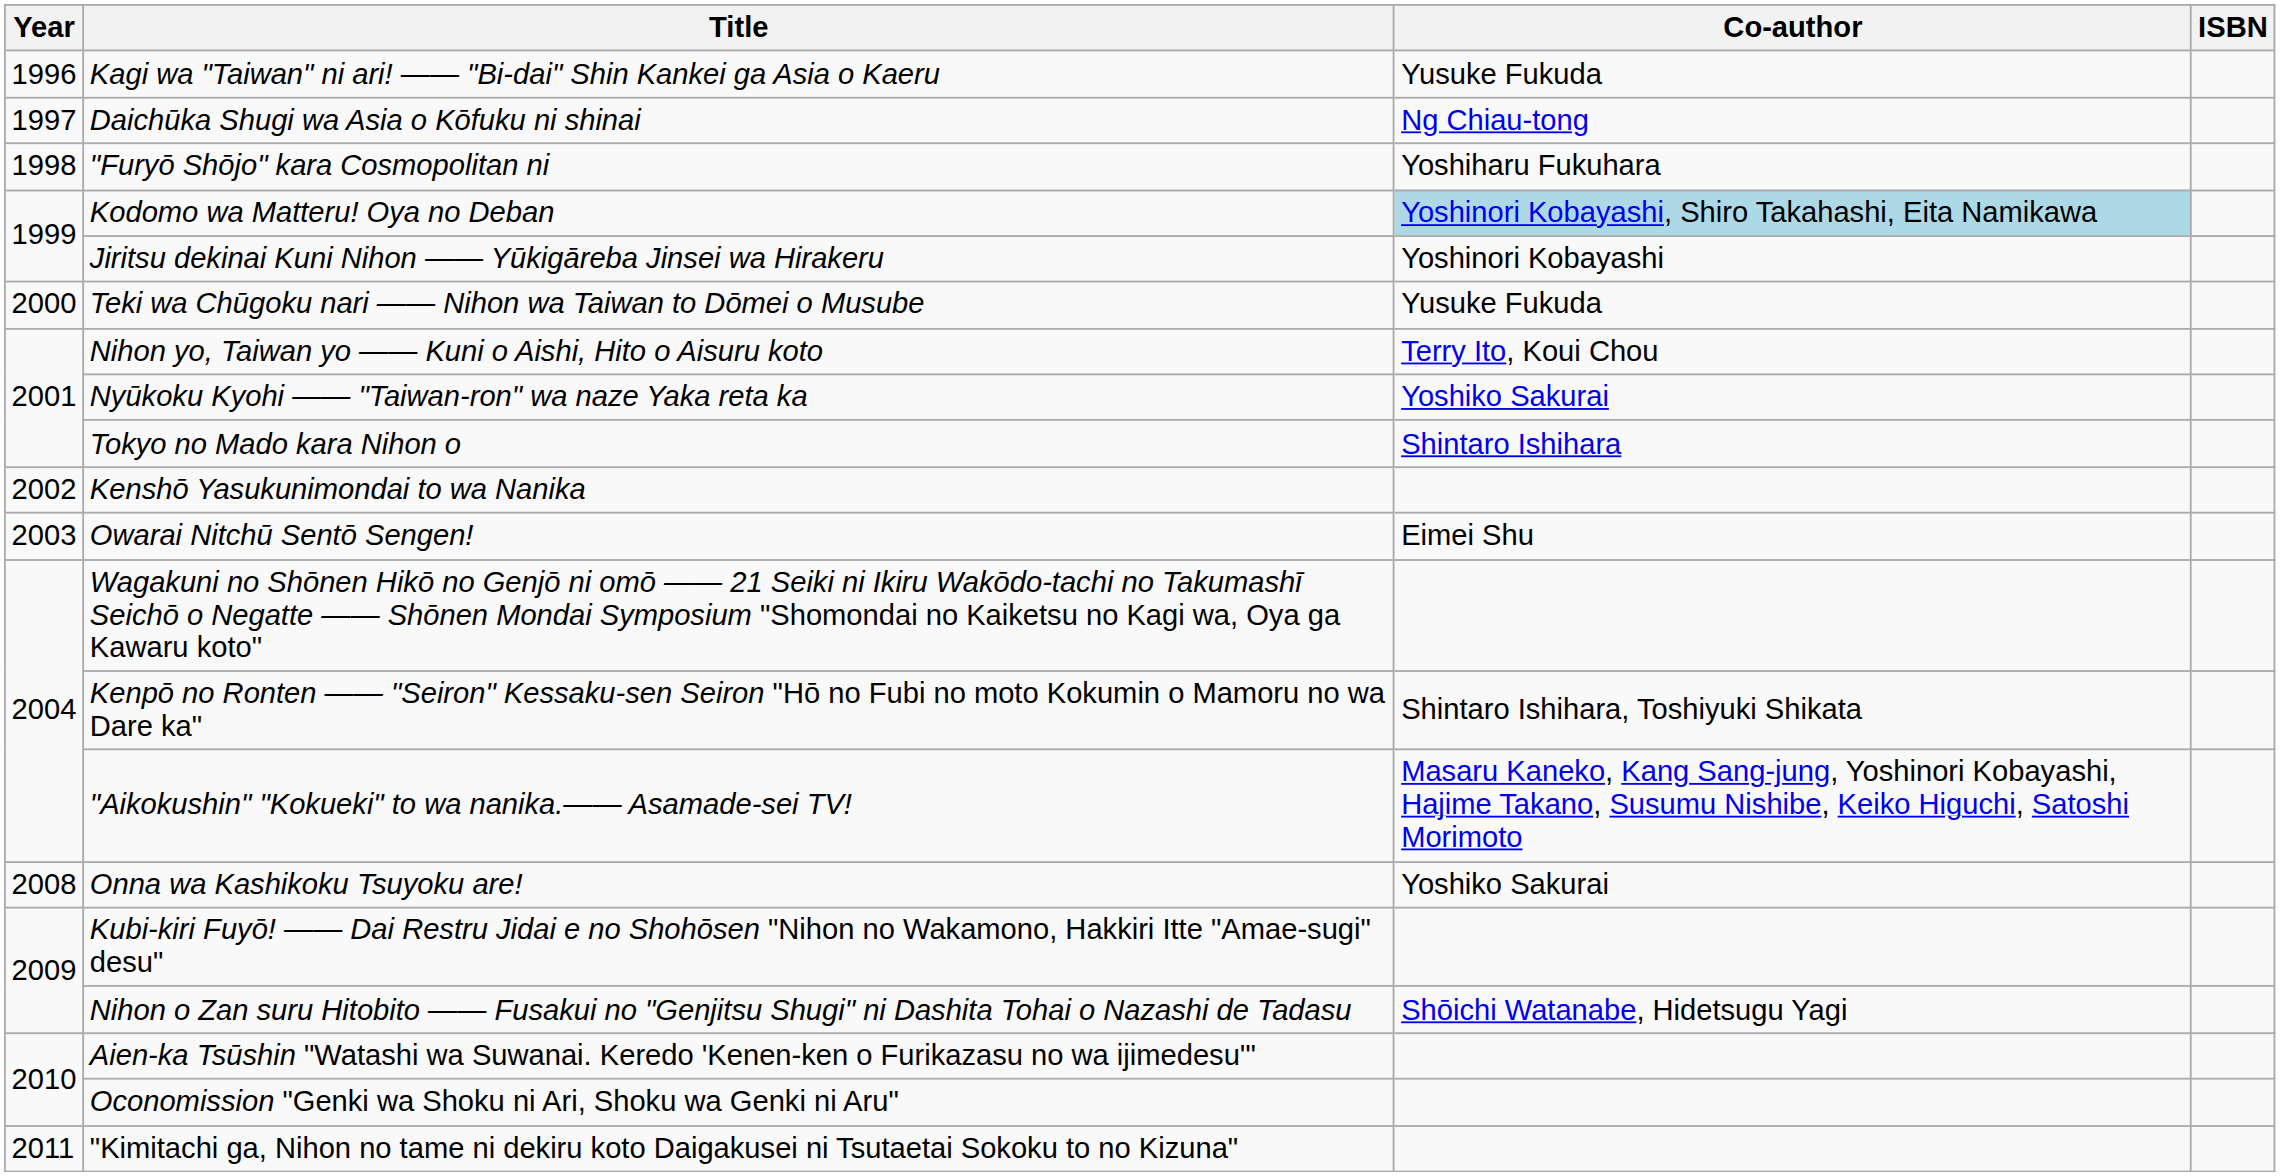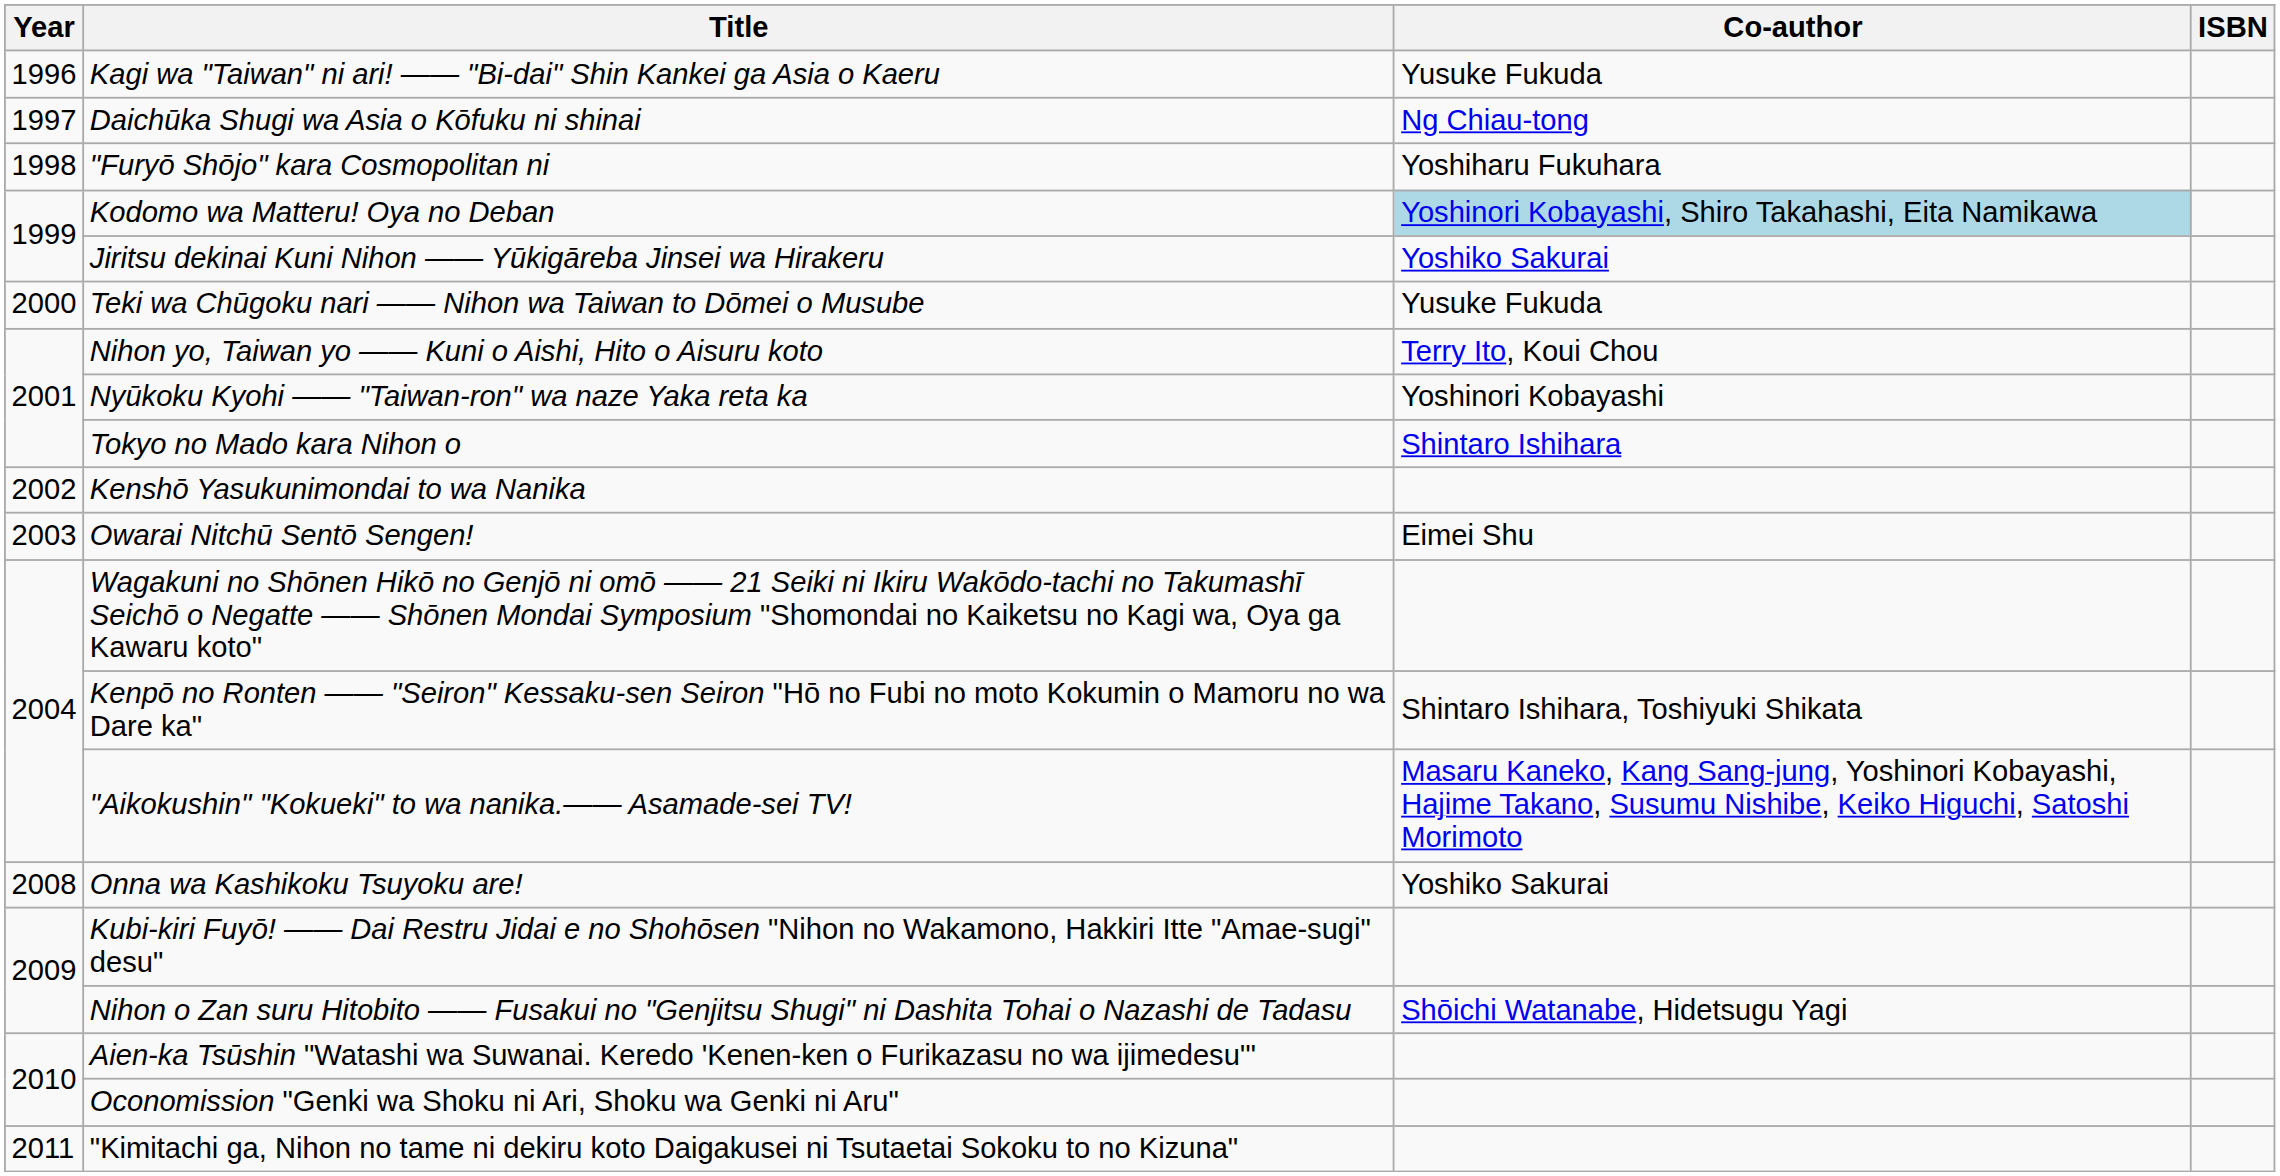(1533, 258) Yoshinori Kobayashi -> (1505, 258) Yoshiko Sakurai
(1505, 397) Yoshiko Sakurai -> (1533, 397) Yoshinori Kobayashi
